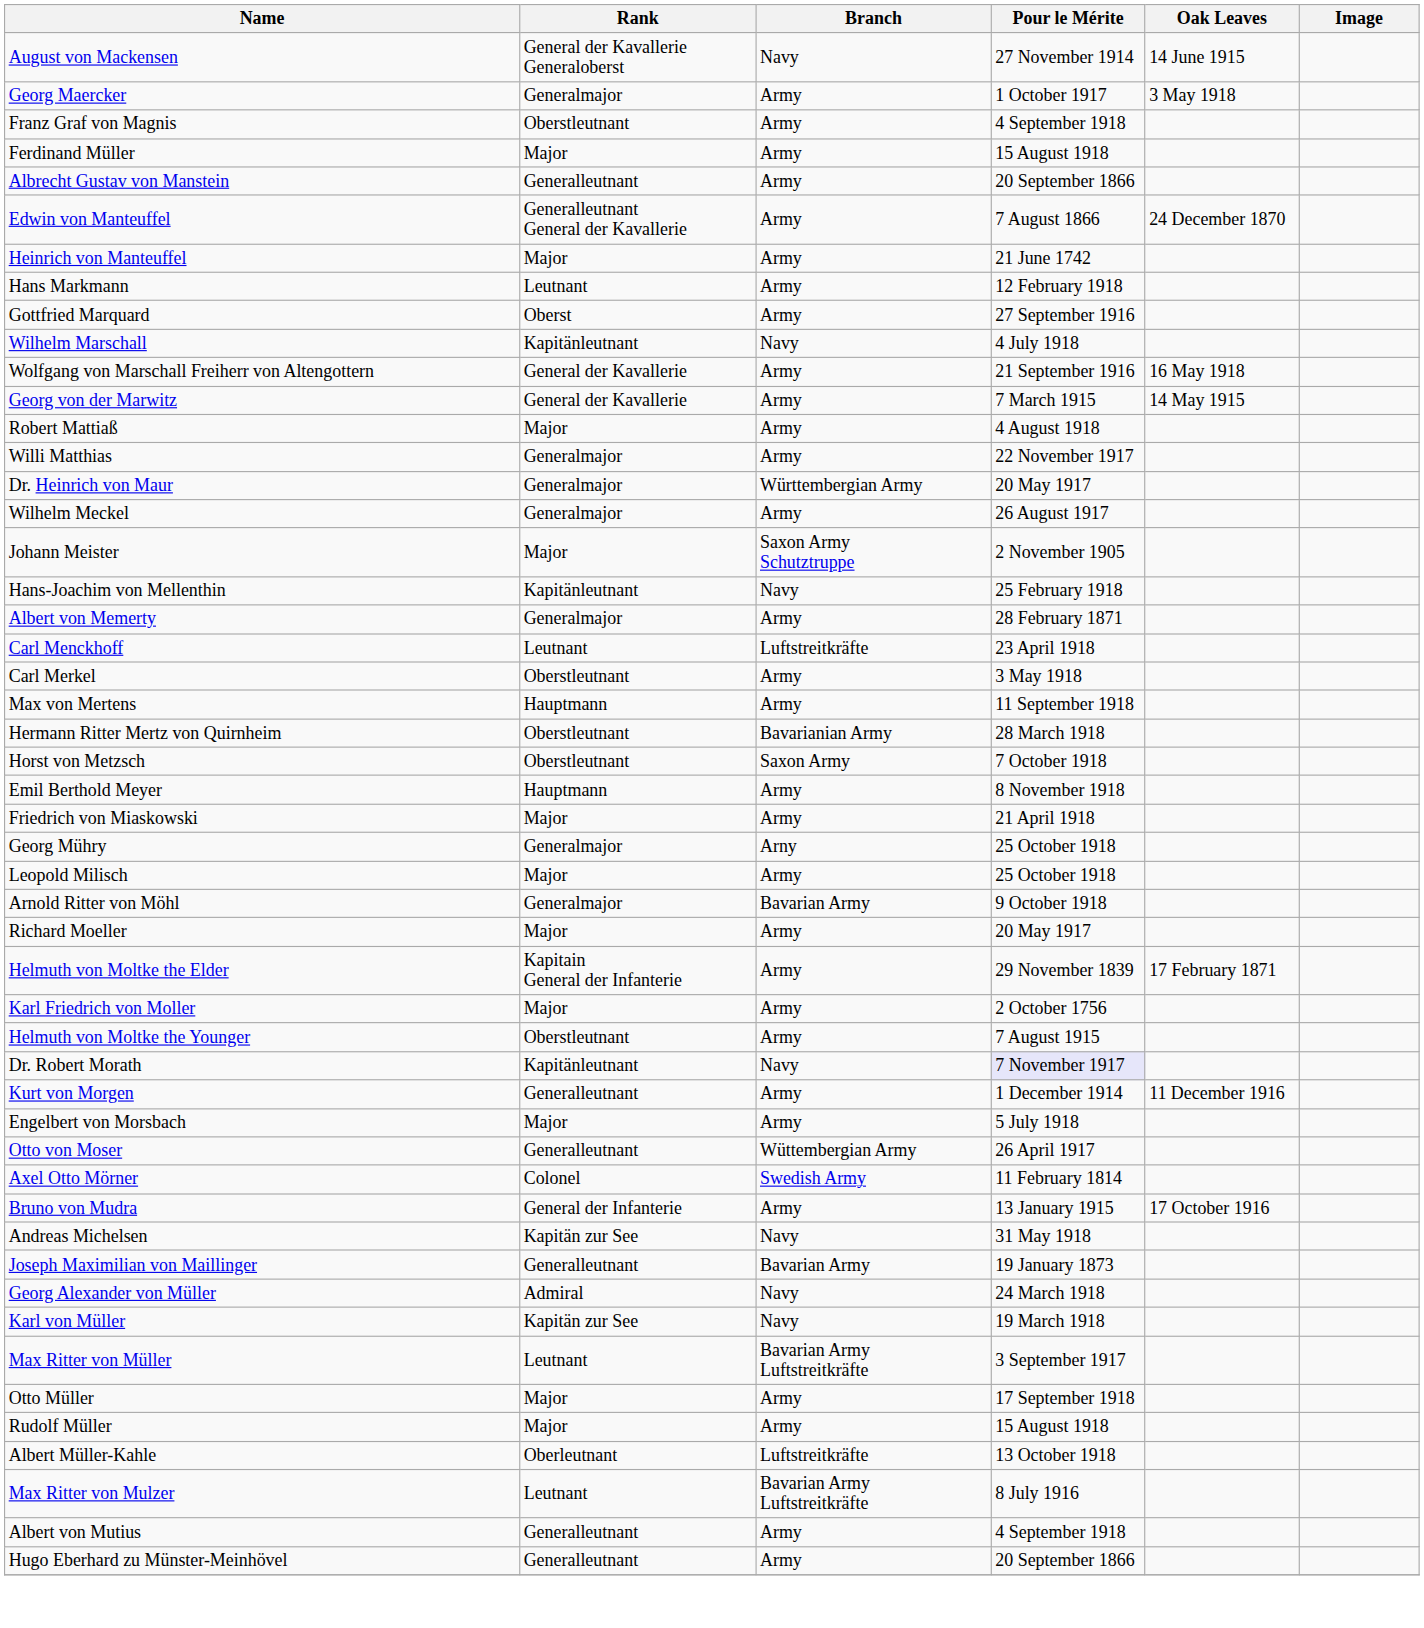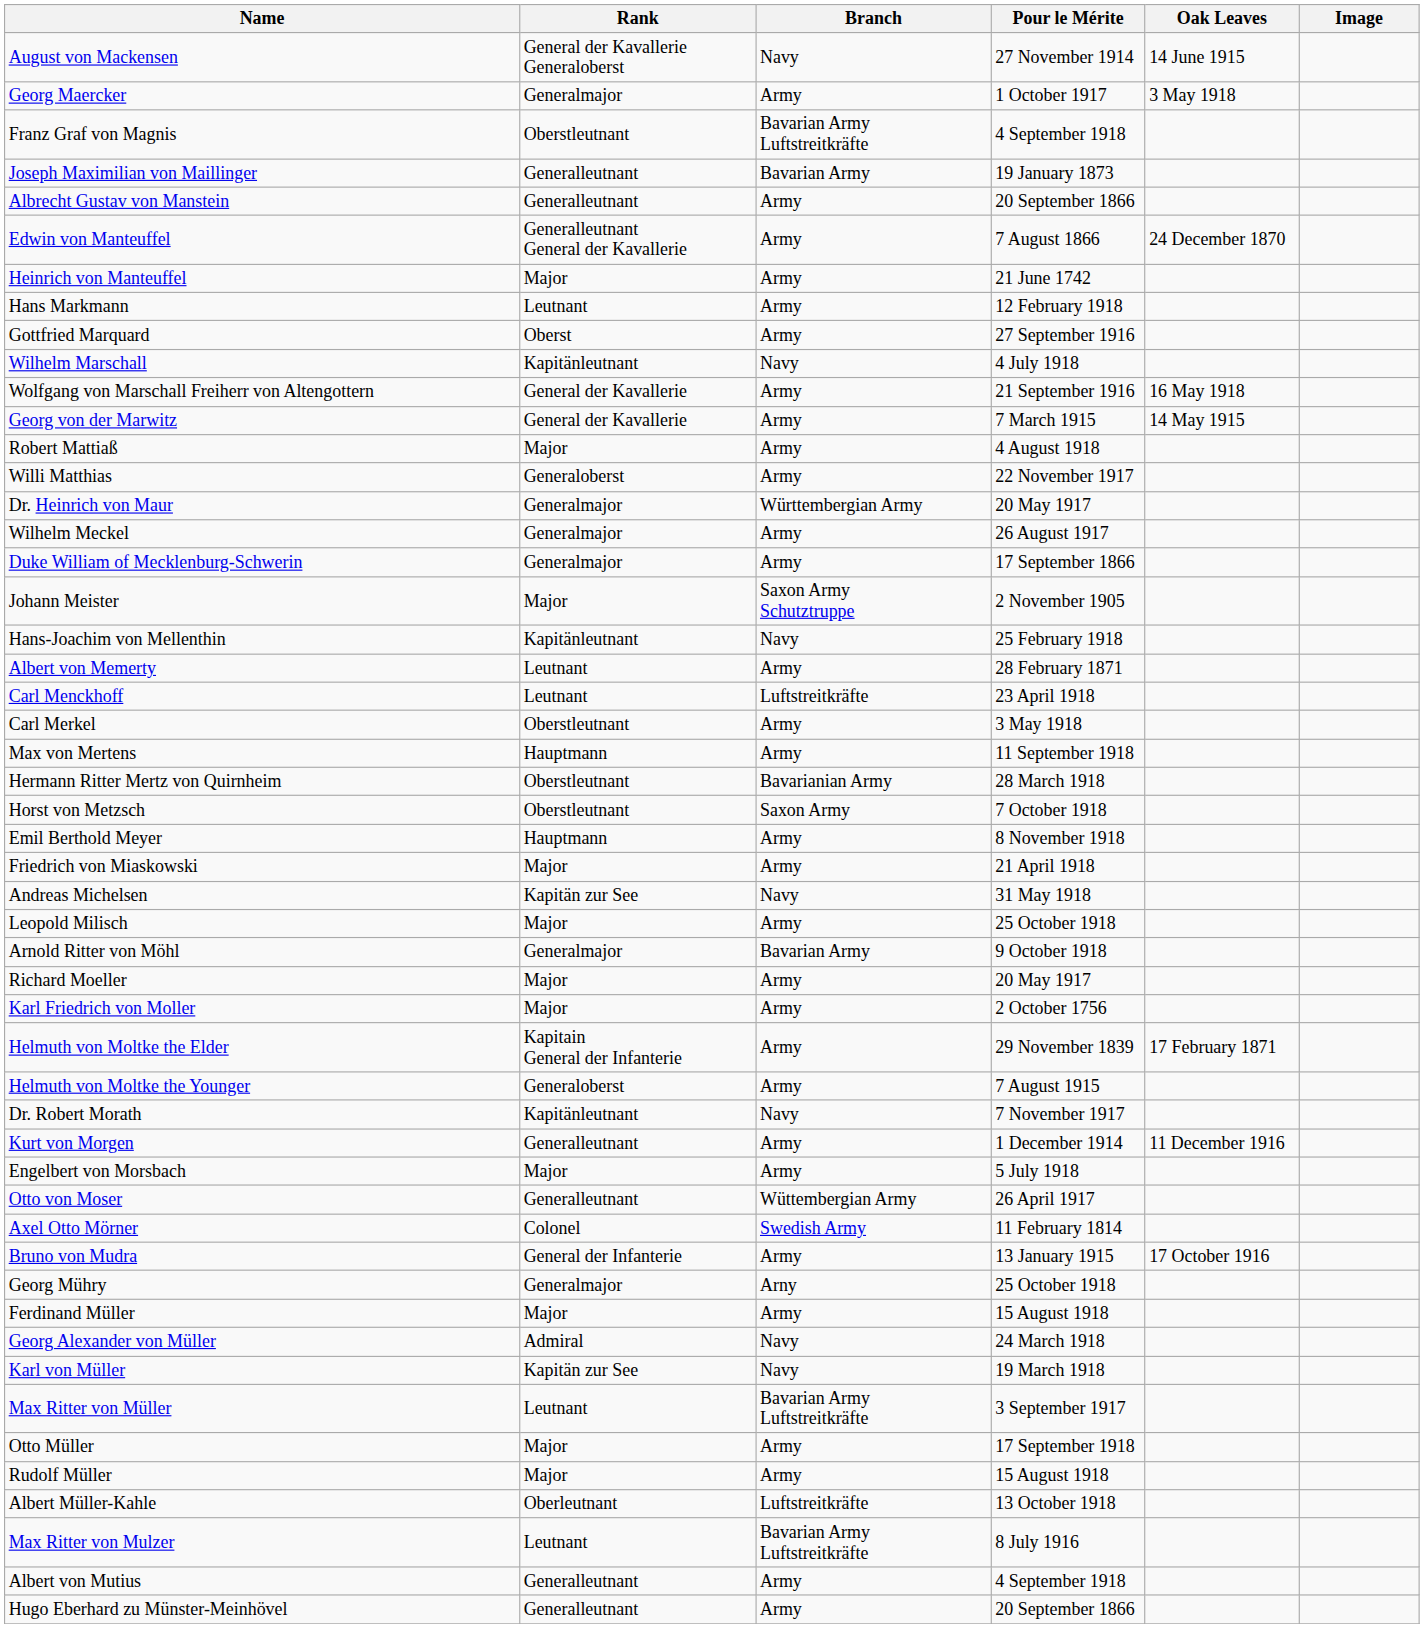(781, 124) Army -> (815, 134) Bavarian Army Luftstreitkräfte
rows swapped: (133, 1264) <-> (72, 152)
(573, 456) Generalmajor -> (574, 477) Generaloberst
+ row: (156, 562)
(573, 619) Generalmajor -> (556, 667) Leutnant
rows swapped: (78, 1236) <-> (58, 846)
rows swapped: (102, 1008) <-> (119, 970)
(576, 1037) Oberstleutnant -> (574, 1085) Generaloberst
(1060, 1065) lavender background -> (1060, 1114) no background
